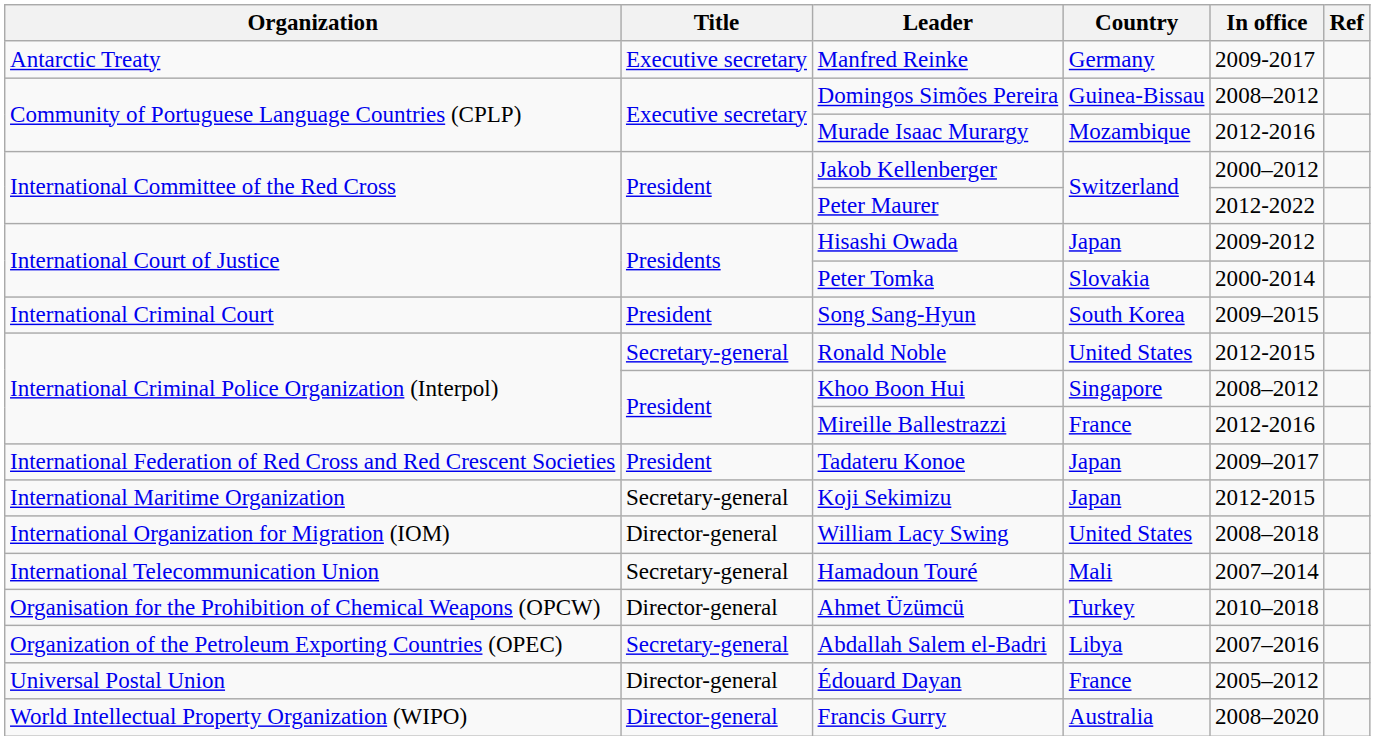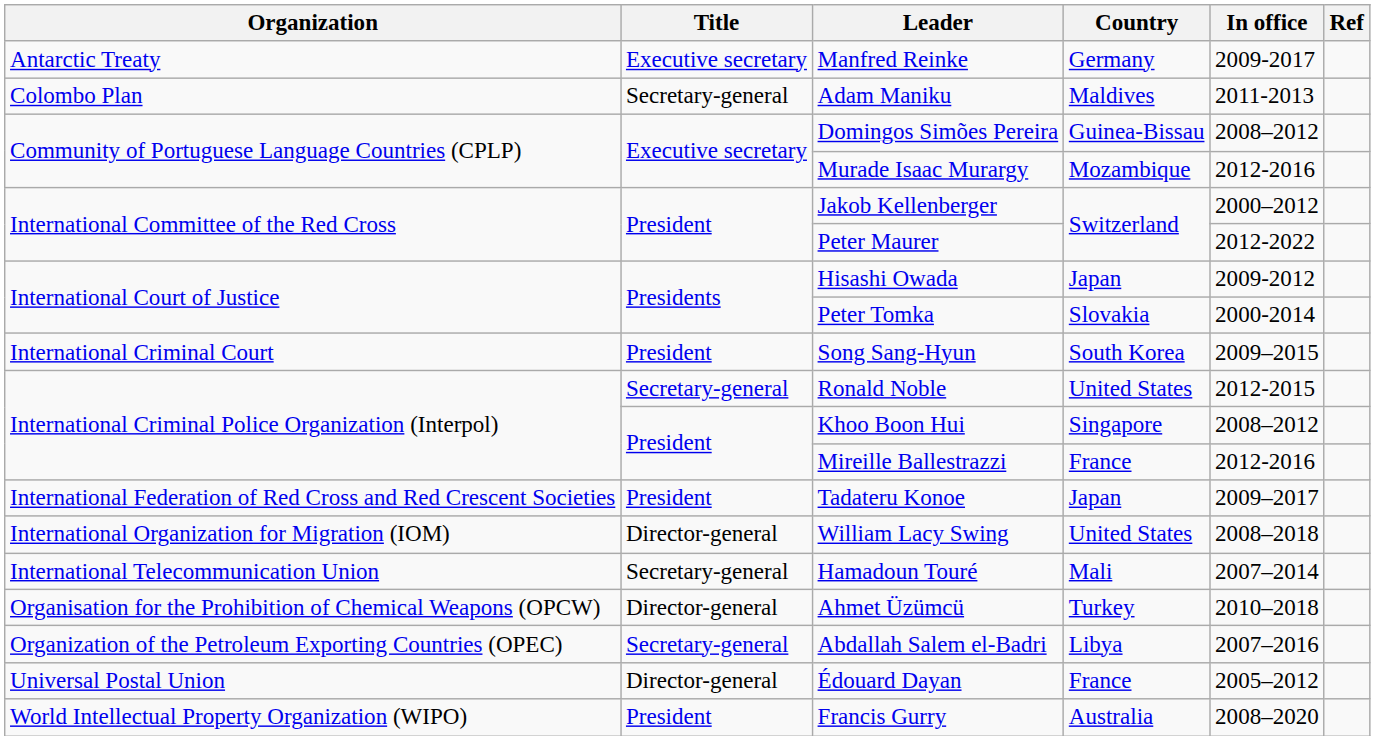+ row: (884, 95)
- row: (884, 497)
(702, 717) Director-general -> (669, 717) President
